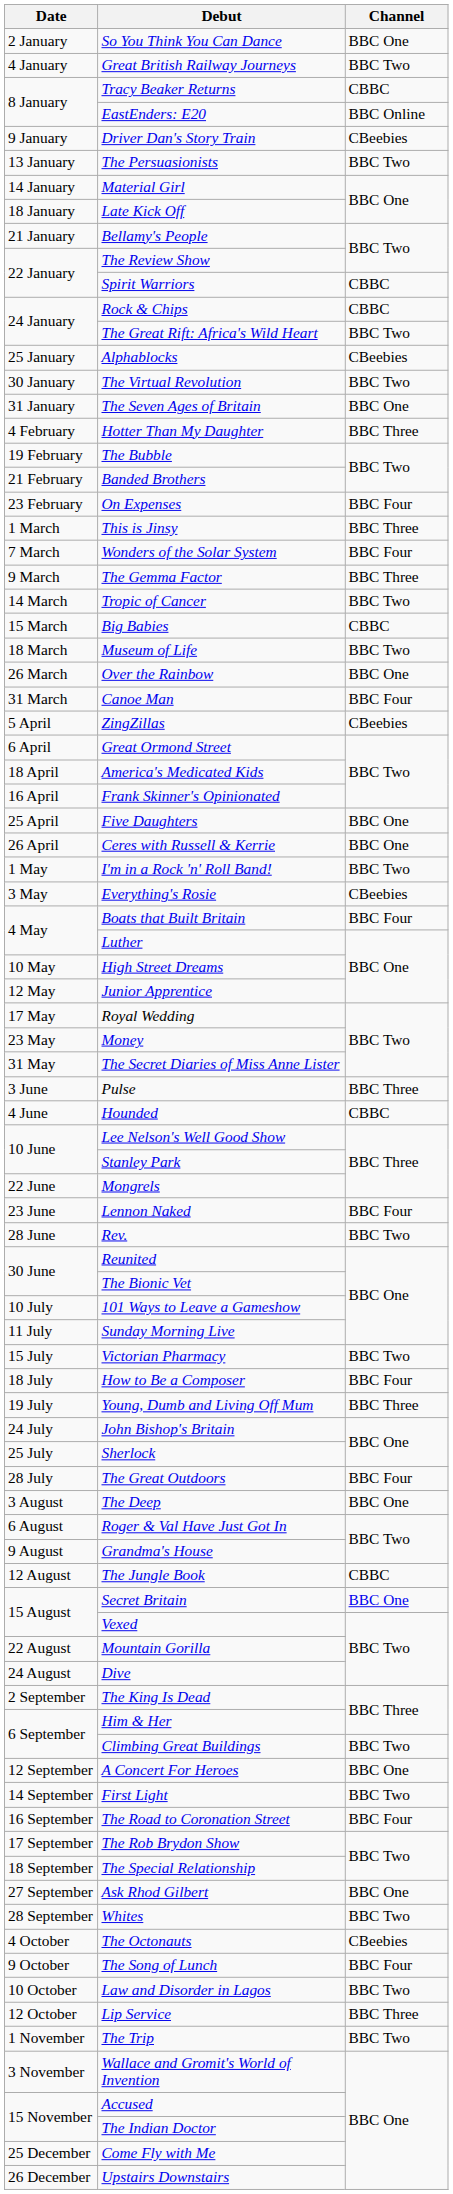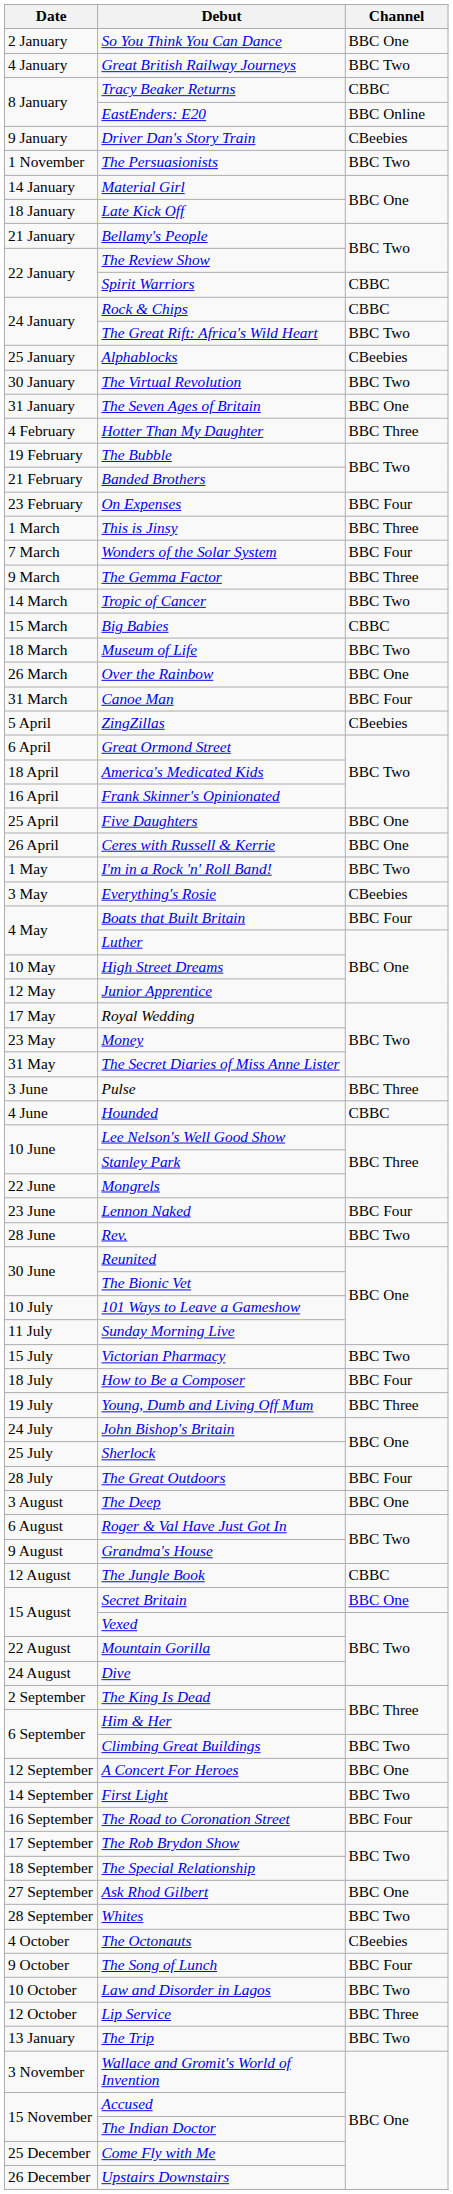(42, 162) 13 January -> (46, 162) 1 November
(46, 2038) 1 November -> (42, 2038) 13 January
